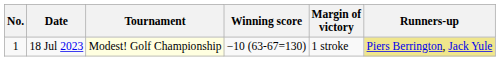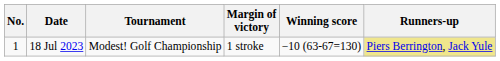columns swapped: (266, 21) <-> (336, 21)
(155, 46) lightyellow background -> (155, 46) no background
